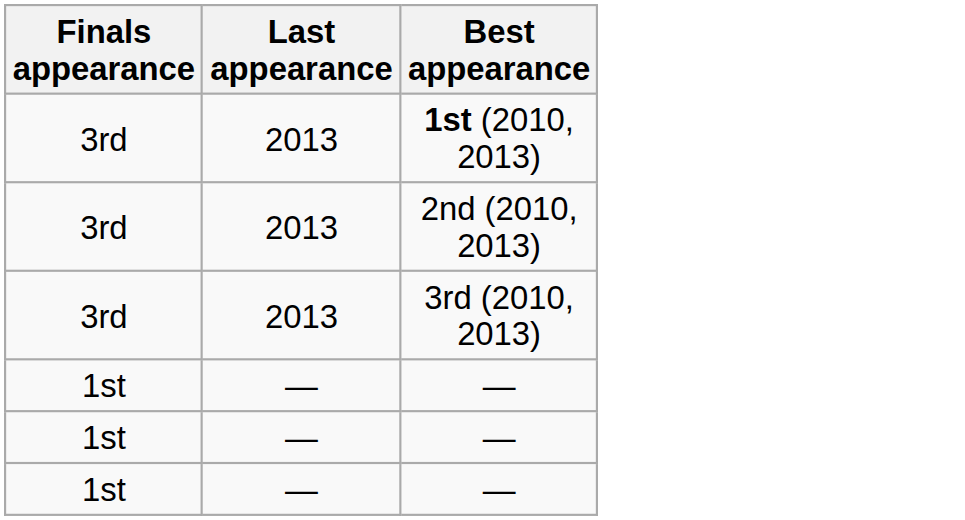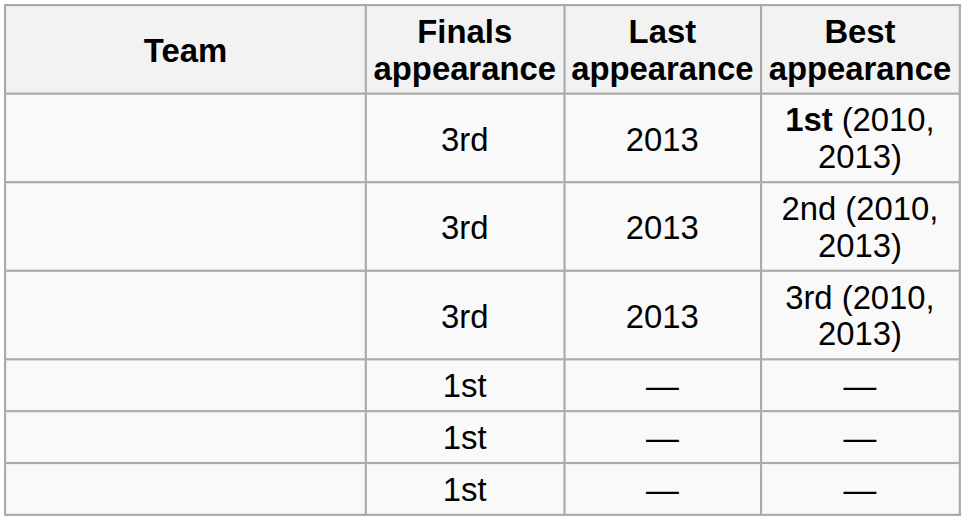+ column: (185, 50)
